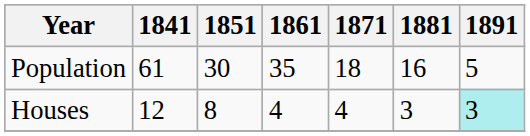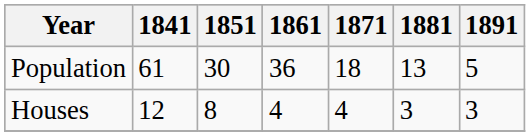(282, 67) 35 -> (282, 67) 36
(413, 67) 16 -> (413, 67) 13
(472, 109) paleturquoise background -> (472, 109) no background
